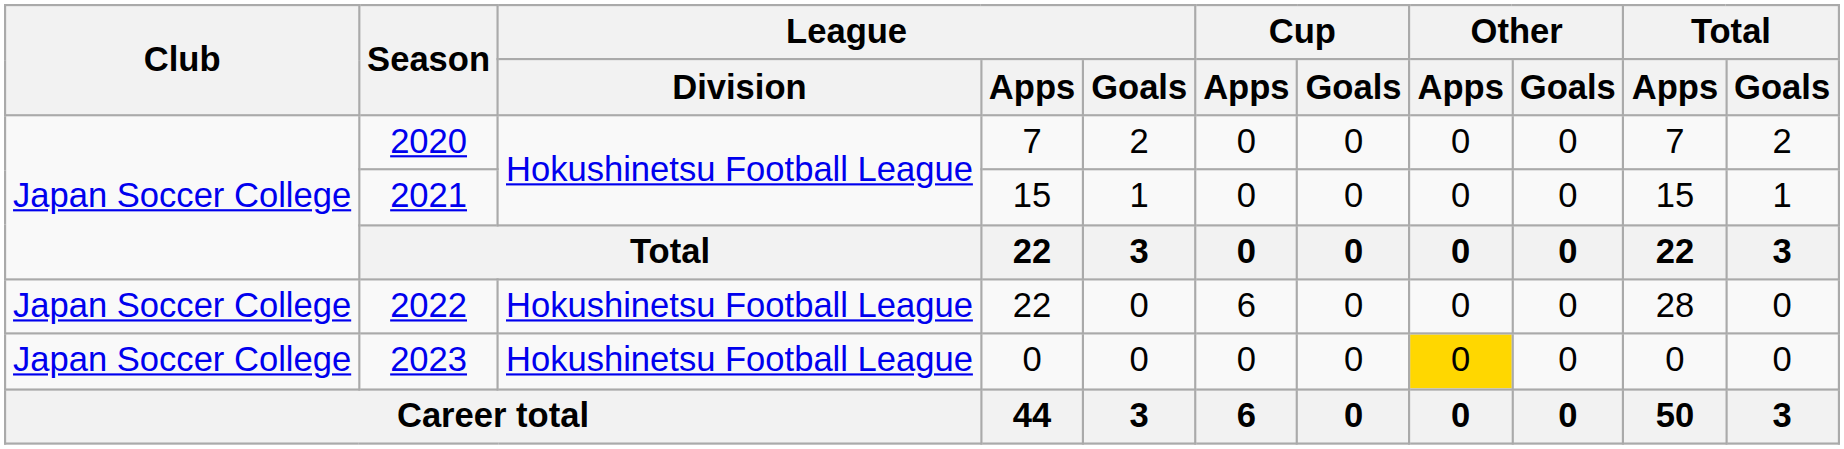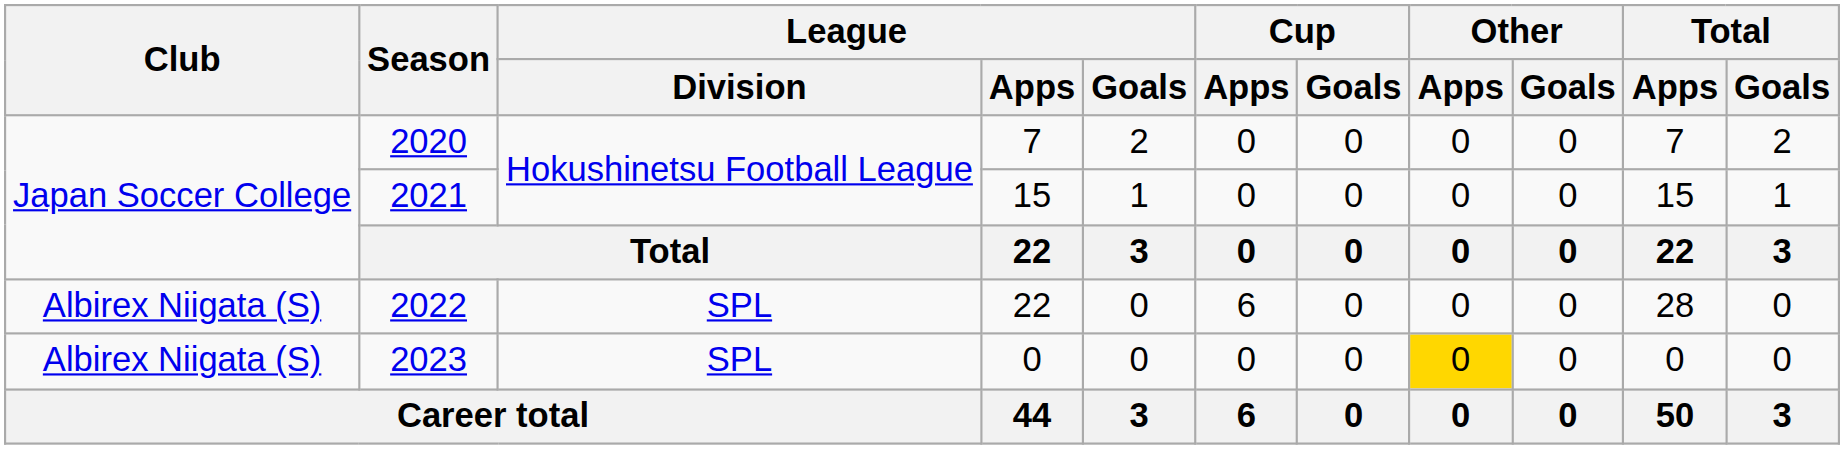(182, 305) Japan Soccer College -> (182, 305) Albirex Niigata (S)
(739, 305) Hokushinetsu Football League -> (739, 305) SPL
(182, 360) Japan Soccer College -> (182, 360) Albirex Niigata (S)
(739, 360) Hokushinetsu Football League -> (739, 360) SPL
